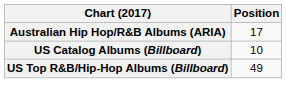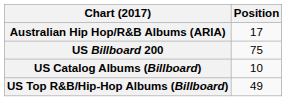+ row: (118, 50)
